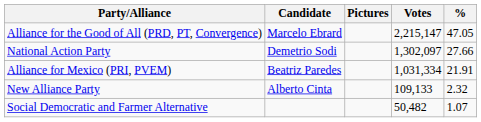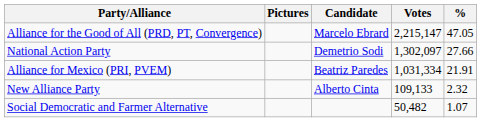columns swapped: (368, 13) <-> (305, 13)
